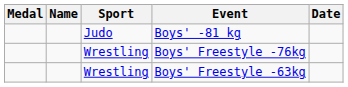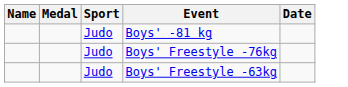columns swapped: (25, 14) <-> (64, 14)
(116, 53) Wrestling -> (98, 53) Judo
(116, 73) Wrestling -> (98, 73) Judo
